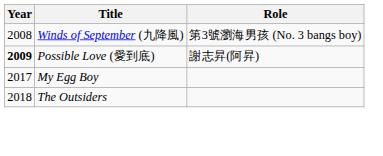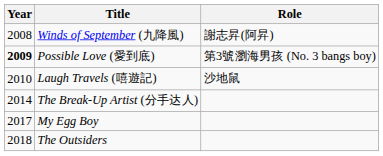(275, 34) 第3號瀏海男孩 (No. 3 bangs boy) -> (239, 34) 謝志昇(阿昇)
(224, 56) 謝志昇(阿昇) -> (290, 56) 第3號瀏海男孩 (No. 3 bangs boy)
+ row: (97, 78)
+ row: (118, 100)
